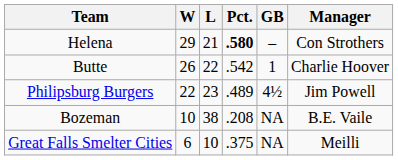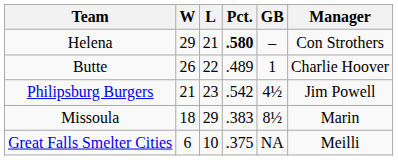(240, 67) .542 -> (240, 67) .489
(187, 92) 22 -> (187, 92) 21
(240, 92) .489 -> (240, 92) .542
+ row: (90, 117)
- row: (90, 117)
